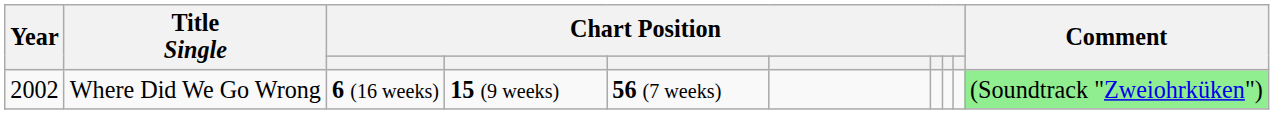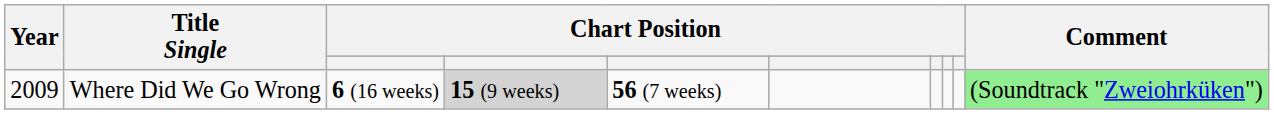(34, 89) 2002 -> (34, 89) 2009
(505, 89) no background -> (505, 89) lightgrey background
